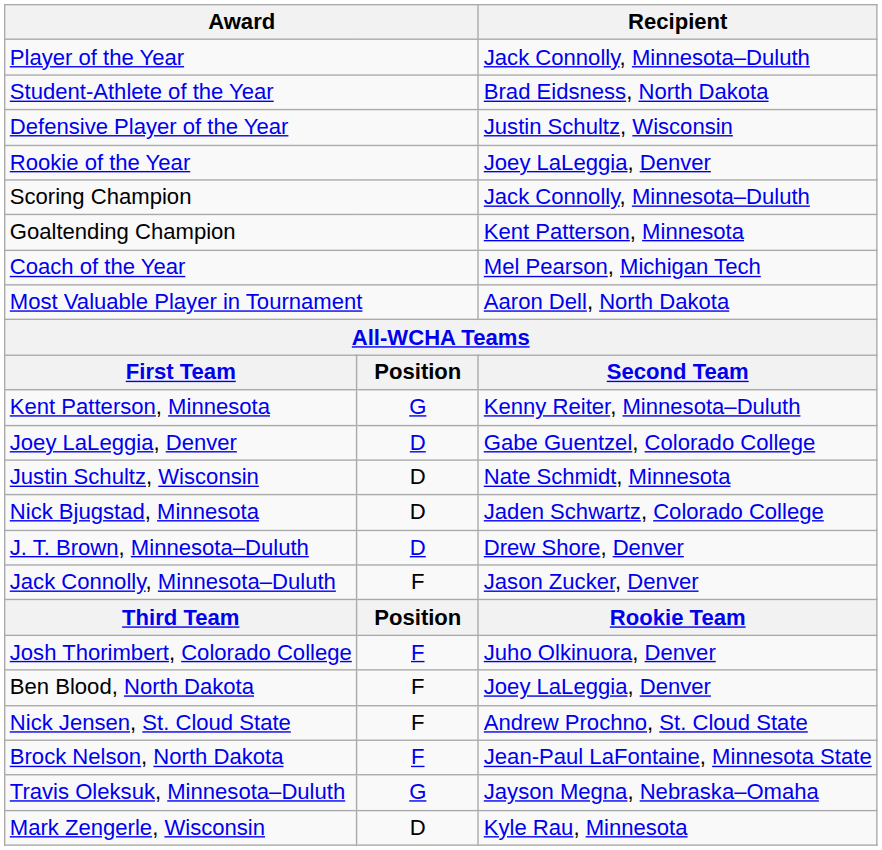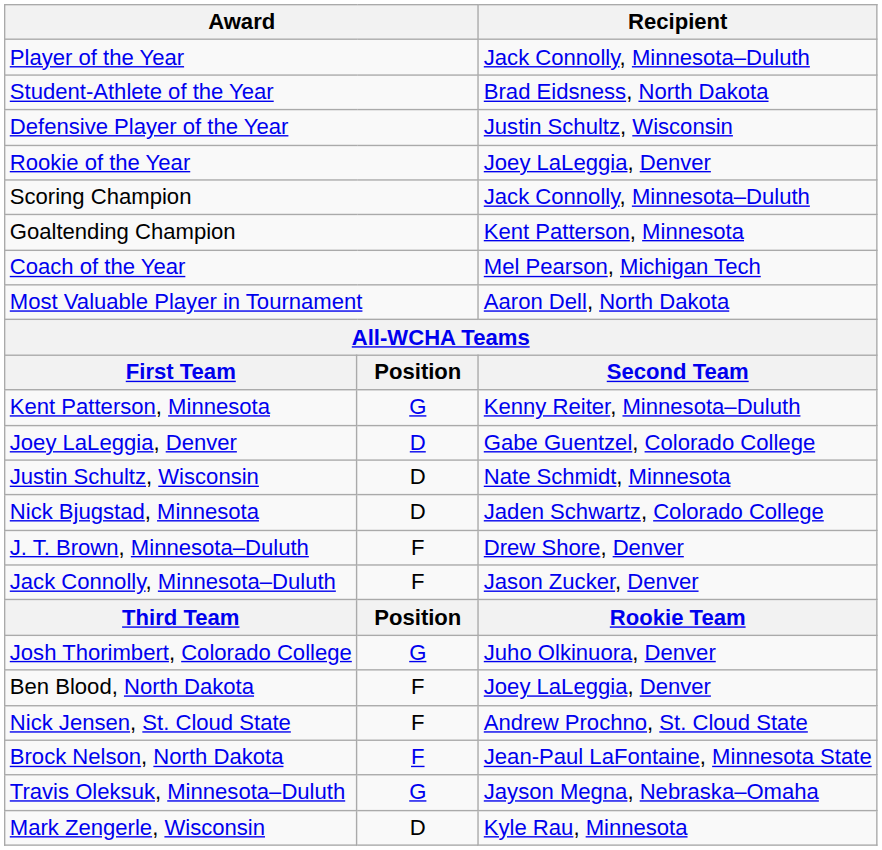(418, 547) D -> (418, 547) F
(418, 652) F -> (418, 652) G
